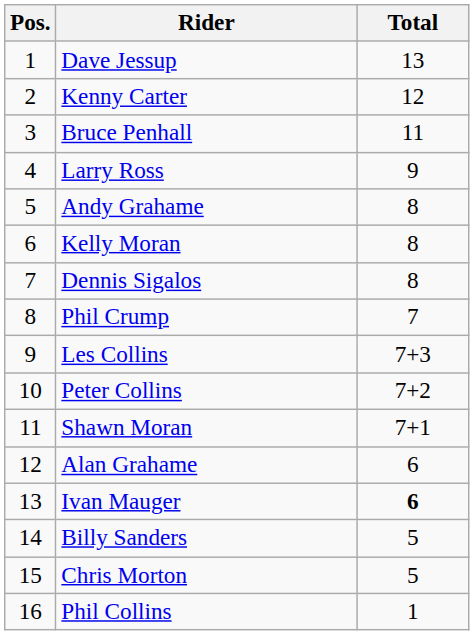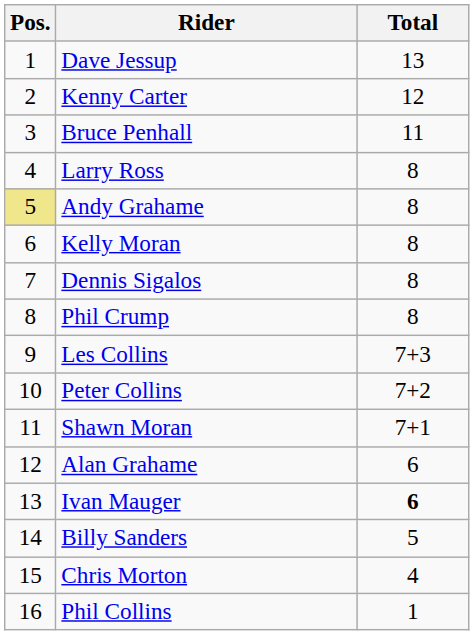(413, 170) 9 -> (413, 170) 8
(30, 206) no background -> (30, 206) khaki background
(413, 317) 7 -> (413, 317) 8
(413, 574) 5 -> (413, 574) 4
